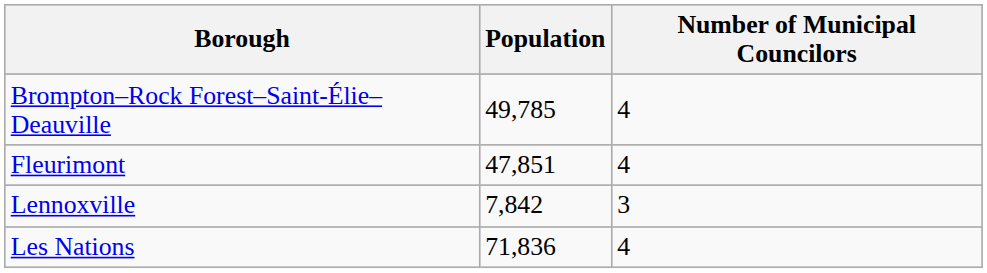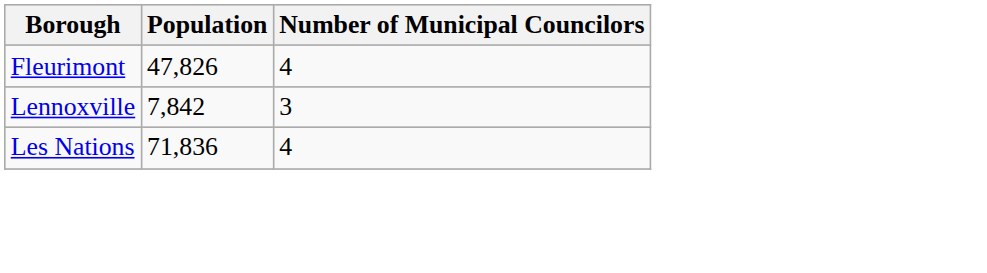- row: (196, 109)
(521, 164) 47,851 -> (183, 65) 47,826
